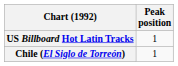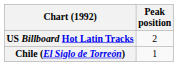(155, 38) 1 -> (155, 38) 2
